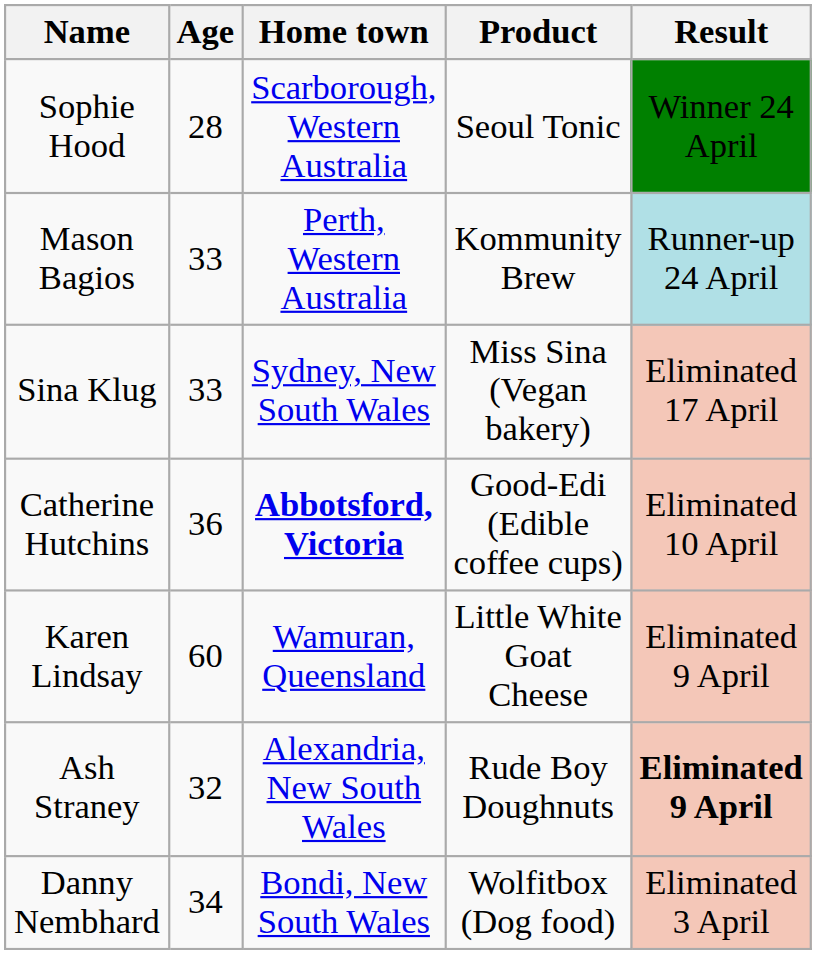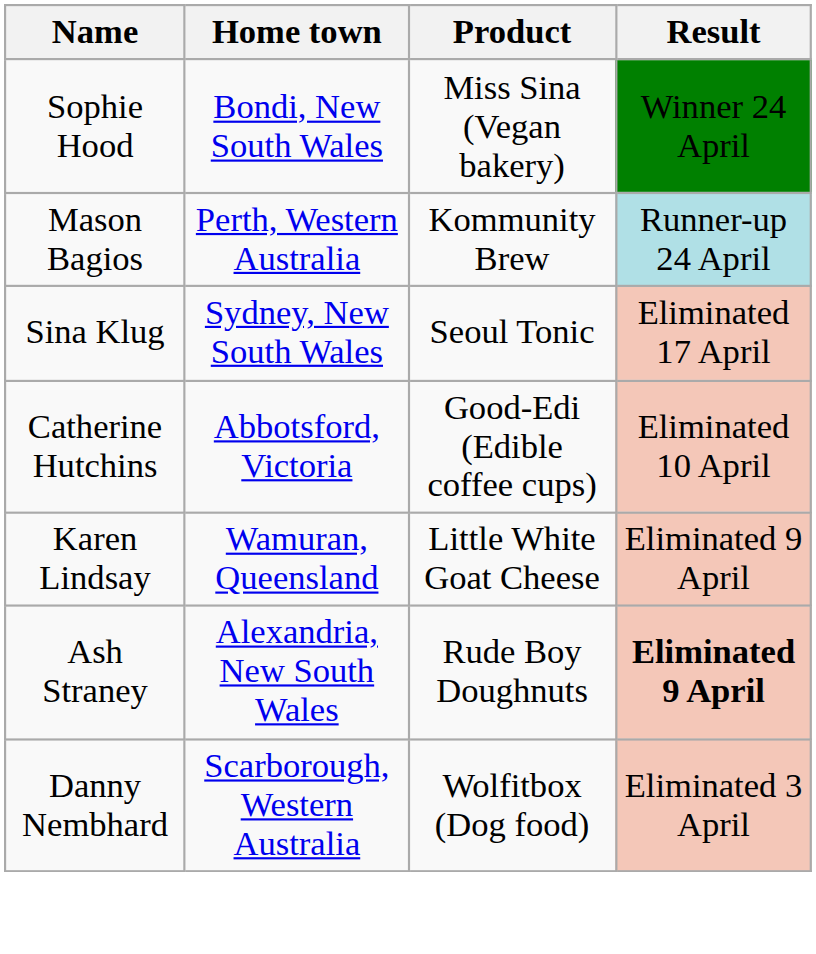- column: (205, 31)
(344, 125) Scarborough, Western Australia -> (297, 125) Bondi, New South Wales
(538, 125) Seoul Tonic -> (512, 125) Miss Sina (Vegan bakery)
(538, 390) Miss Sina (Vegan bakery) -> (512, 332) Seoul Tonic
(344, 523) bold -> (297, 445) normal
(344, 901) Bondi, New South Wales -> (297, 804) Scarborough, Western Australia
